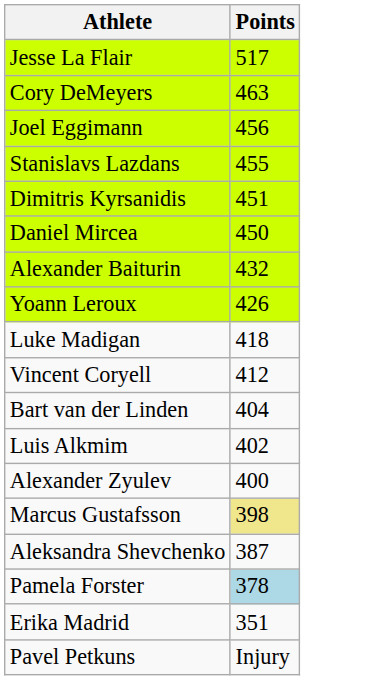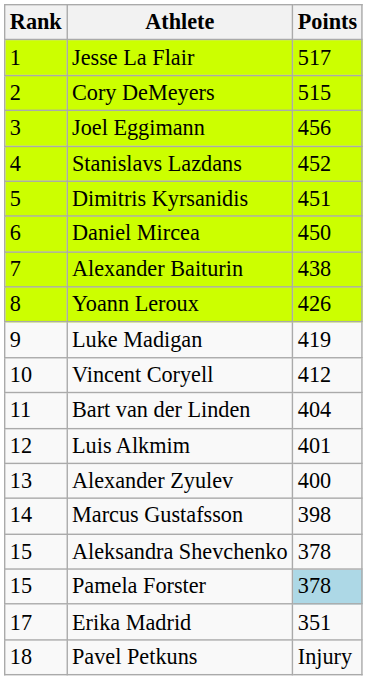+ column: (36, 22)
(252, 92) 463 -> (314, 92) 515
(252, 163) 455 -> (314, 163) 452
(252, 269) 432 -> (314, 269) 438
(252, 339) 418 -> (314, 339) 419
(252, 445) 402 -> (314, 445) 401
(252, 515) khaki background -> (314, 515) no background
(252, 551) 387 -> (314, 551) 378
